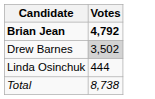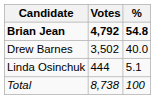+ column: (137, 13)
(105, 49) lightgrey background -> (105, 49) no background
